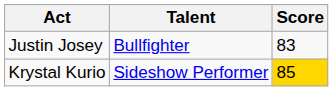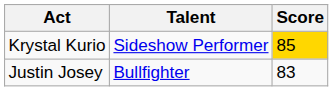rows swapped: (56, 45) <-> (57, 72)
